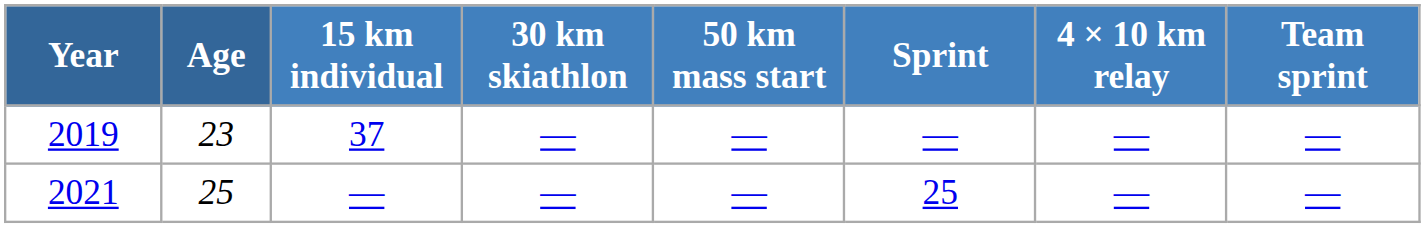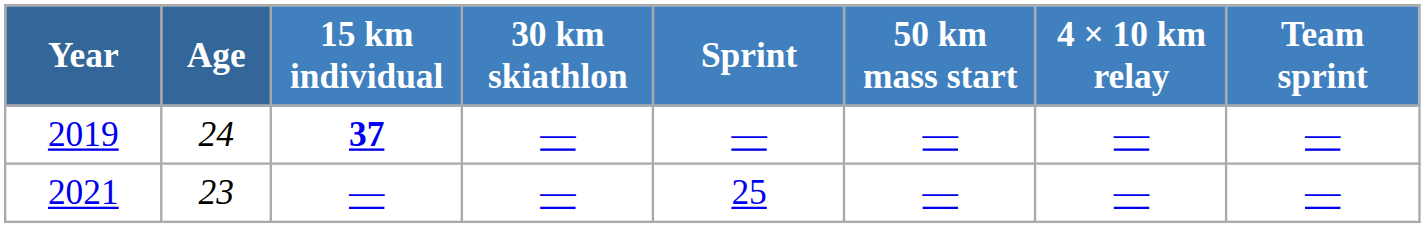columns swapped: (749, 54) <-> (940, 54)
(216, 134) 23 -> (216, 134) 24
(367, 134) normal -> (367, 134) bold
(216, 192) 25 -> (216, 192) 23
